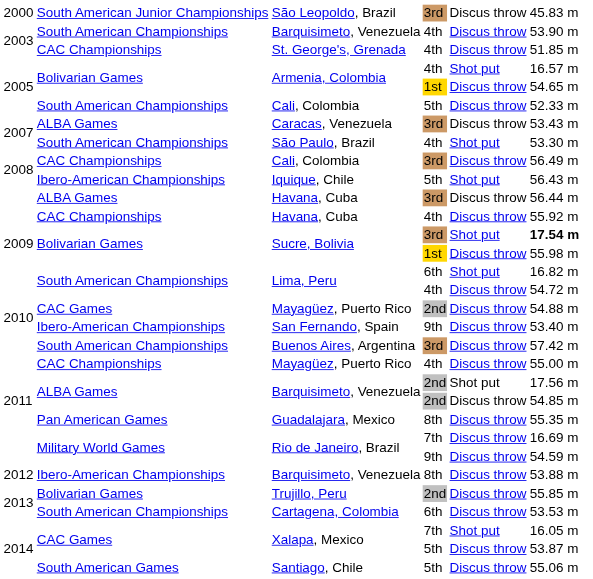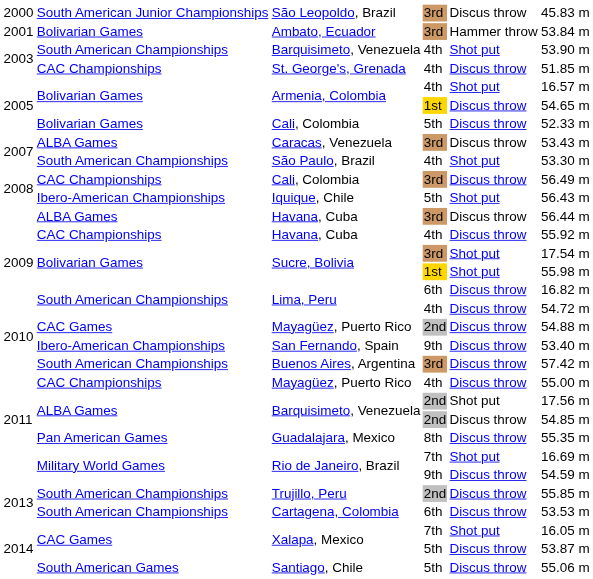+ row: (324, 31)
(488, 31) Discus throw -> (475, 50) Shot put
(132, 105) South American Championships -> (90, 124) Bolivarian Games
(555, 234) bold -> (565, 253) normal
(488, 253) Discus throw -> (475, 271) Shot put
(475, 271) Shot put -> (488, 290) Discus throw
(488, 438) Discus throw -> (475, 456) Shot put
- row: (346, 475)
(90, 493) Bolivarian Games -> (132, 493) South American Championships
